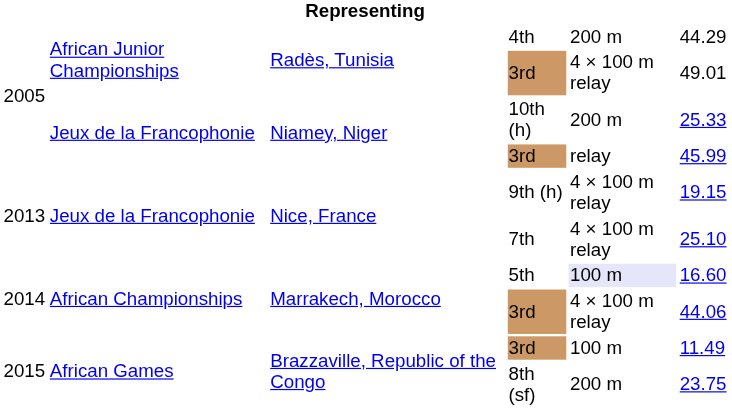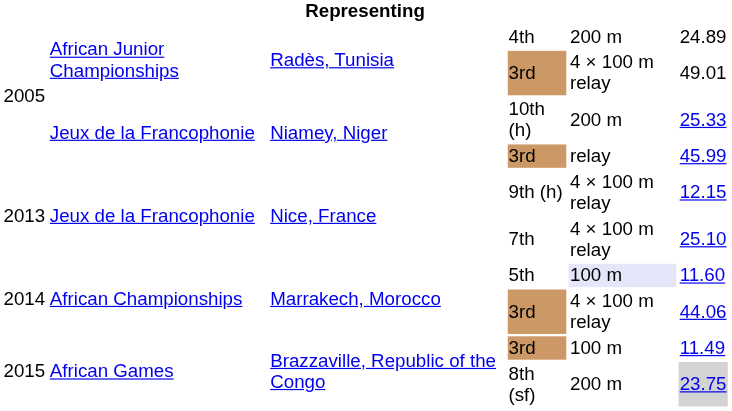(703, 36) 44.29 -> (703, 36) 24.89
(703, 192) 19.15 -> (703, 192) 12.15
(703, 275) 16.60 -> (702, 275) 11.60
(703, 384) no background -> (703, 384) lightgrey background
